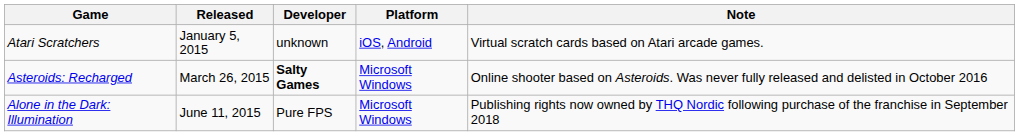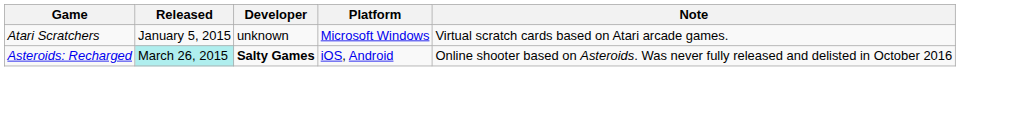(396, 42) iOS, Android -> (375, 35) Microsoft Windows
(224, 77) no background -> (183, 55) paleturquoise background
(386, 77) Microsoft Windows -> (357, 55) iOS, Android
- row: (59, 112)
